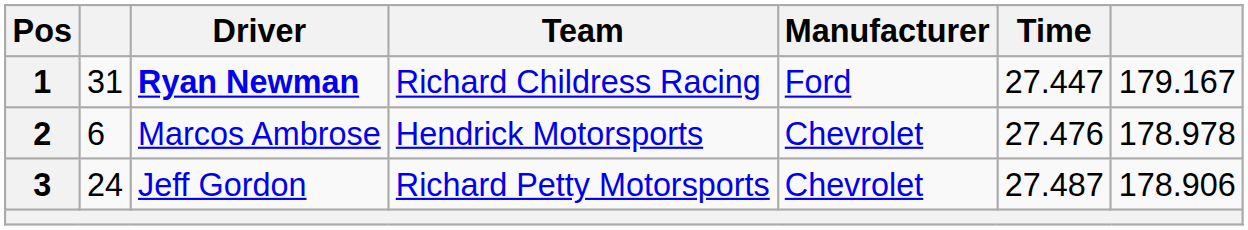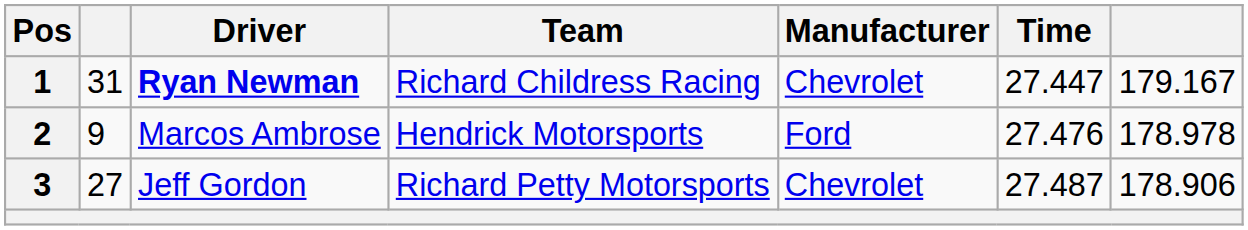(818, 82) Ford -> (854, 82) Chevrolet
(96, 133) 6 -> (96, 133) 9
(854, 133) Chevrolet -> (818, 133) Ford
(105, 185) 24 -> (105, 185) 27
